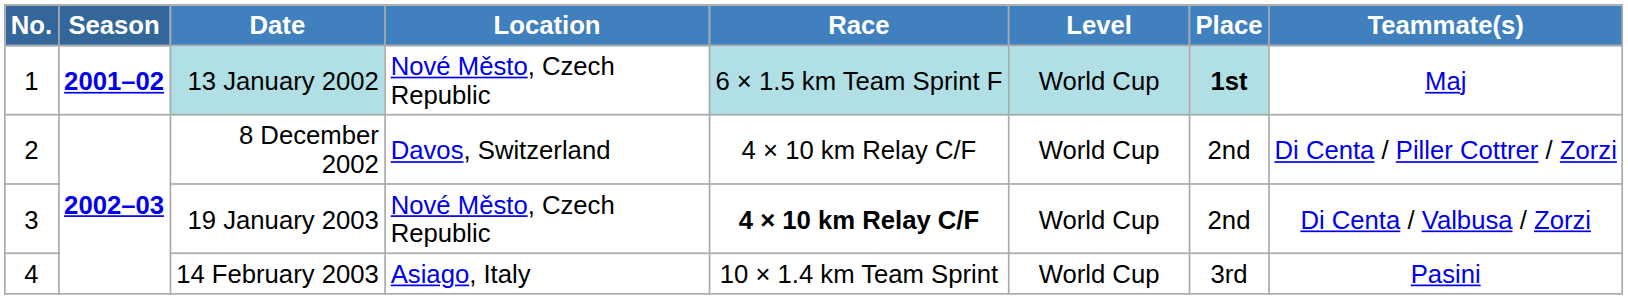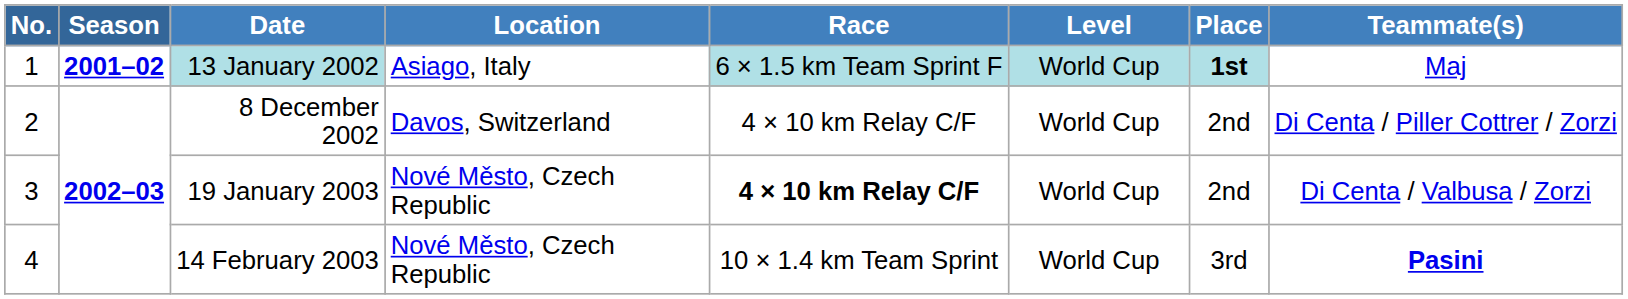(503, 80) Nové Město, Czech Republic -> (461, 66) Asiago, Italy
(461, 274) Asiago, Italy -> (503, 260) Nové Město, Czech Republic
(1446, 274) normal -> (1446, 260) bold
